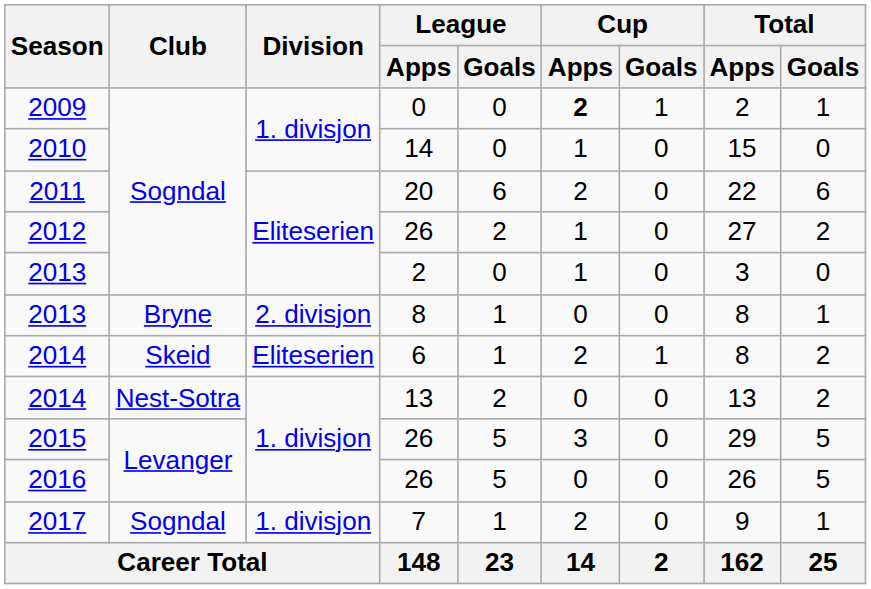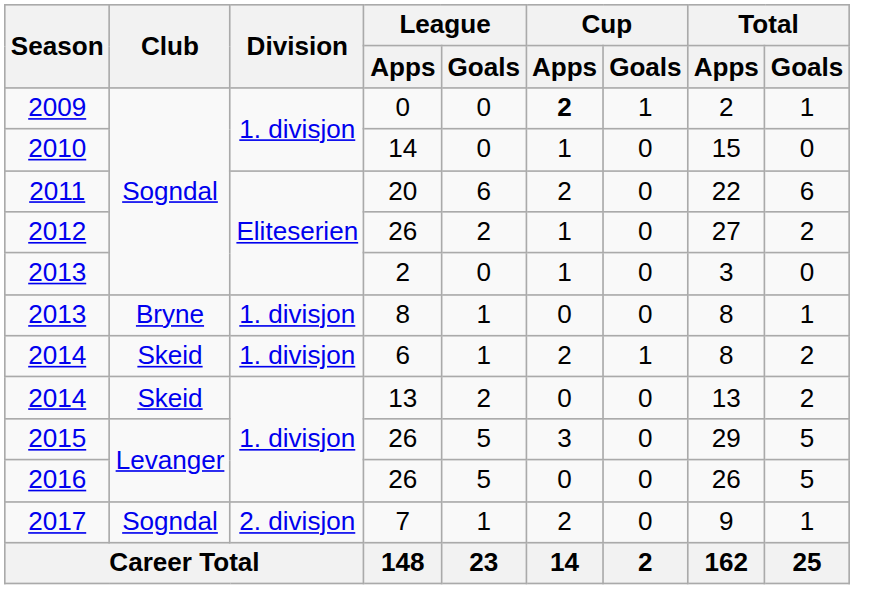(313, 314) 2. divisjon -> (297, 314) 1. divisjon
(313, 356) Eliteserien -> (297, 356) 1. divisjon
(178, 397) Nest-Sotra -> (170, 397) Skeid
(313, 521) 1. divisjon -> (297, 521) 2. divisjon
